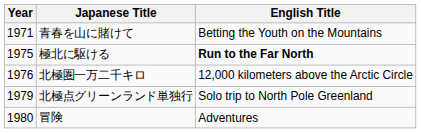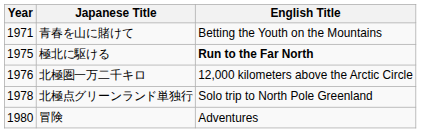(20, 96) 1979 -> (20, 96) 1978
